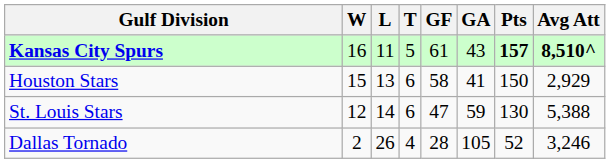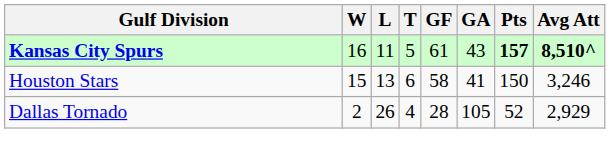(569, 81) 2,929 -> (569, 81) 3,246
- row: (66, 111)
(569, 142) 3,246 -> (569, 111) 2,929
